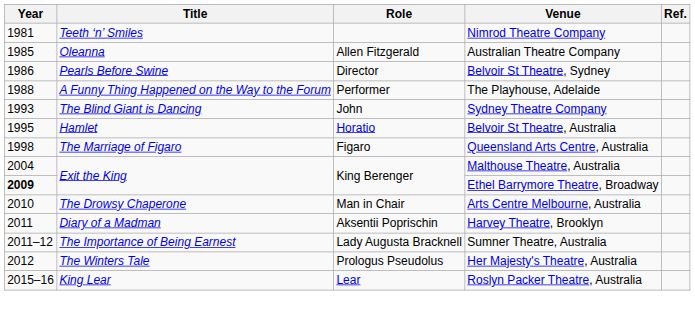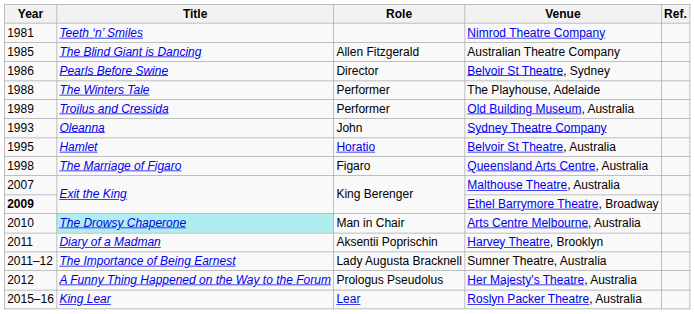(82, 52) Oleanna -> (130, 52) The Blind Giant is Dancing
(195, 90) A Funny Thing Happened on the Way to the Forum -> (104, 90) The Winters Tale
+ row: (551, 109)
(130, 109) The Blind Giant is Dancing -> (82, 128) Oleanna
(20, 166) 2004 -> (20, 185) 2007
(123, 204) no background -> (123, 223) paleturquoise background
(104, 261) The Winters Tale -> (195, 280) A Funny Thing Happened on the Way to the Forum
